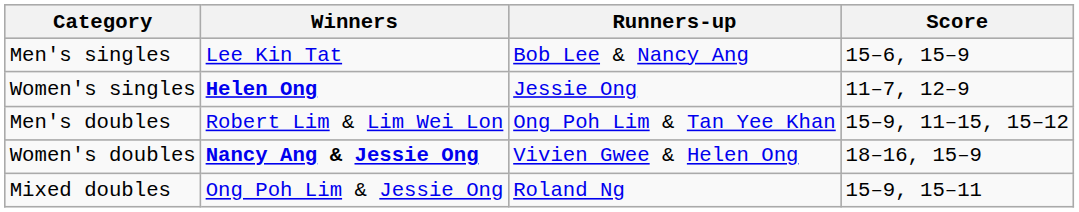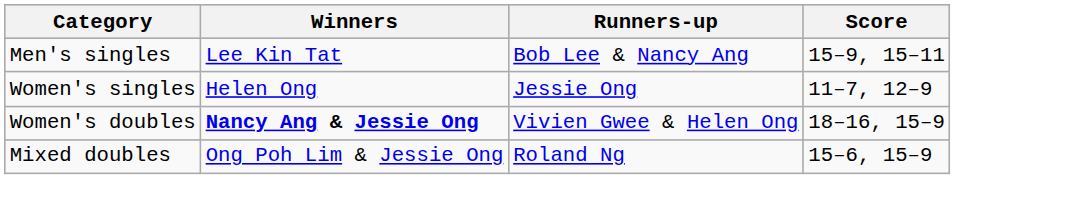(908, 55) 15–6, 15–9 -> (877, 55) 15–9, 15–11
(261, 89) bold -> (261, 89) normal
- row: (90, 123)
(914, 190) 15–9, 15–11 -> (870, 156) 15–6, 15–9
